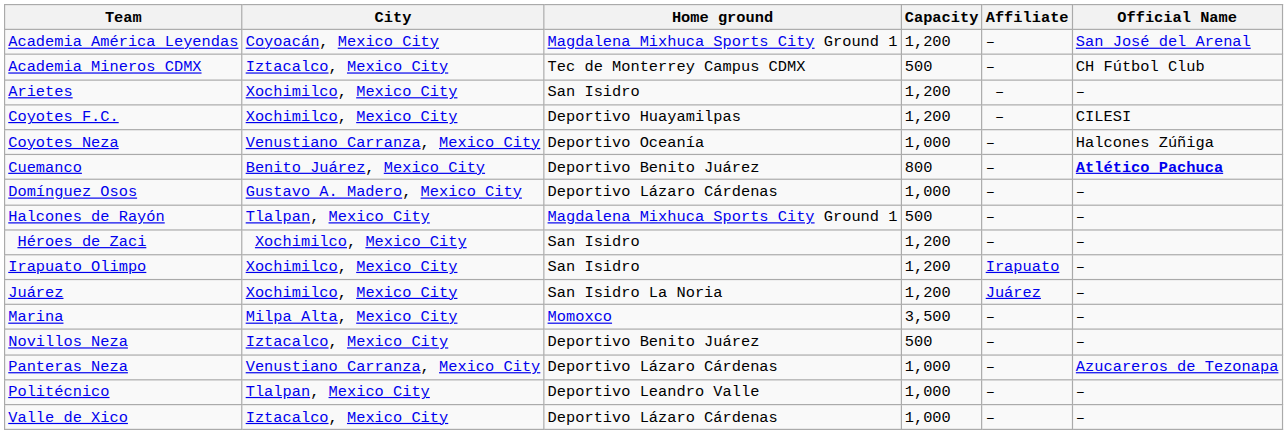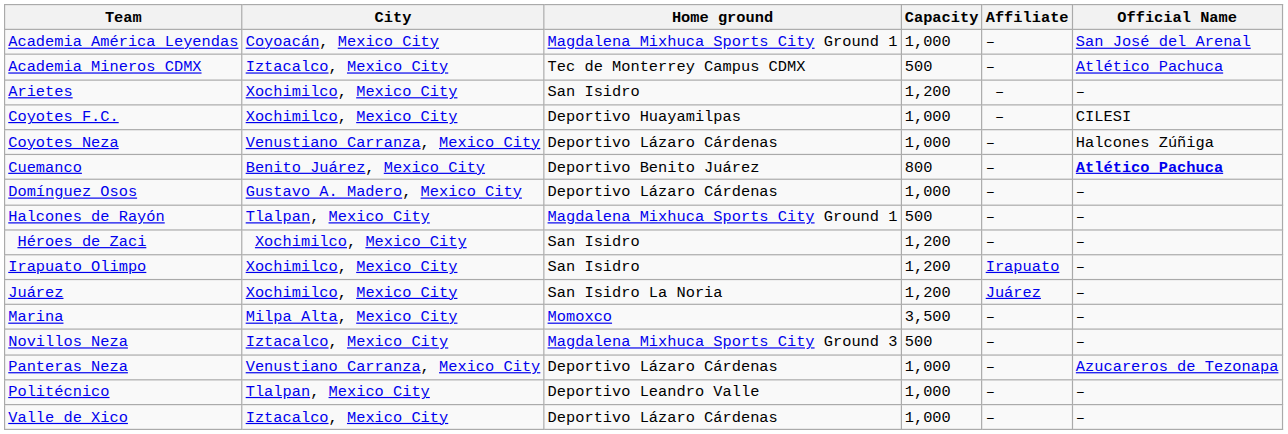(928, 42) 1,200 -> (928, 42) 1,000
(1140, 67) CH Fútbol Club -> (1150, 67) Atlético Pachuca
(928, 117) 1,200 -> (928, 117) 1,000
(626, 142) Deportivo Oceanía -> (663, 142) Deportivo Lázaro Cárdenas
(653, 342) Deportivo Benito Juárez -> (723, 342) Magdalena Mixhuca Sports City Ground 3
